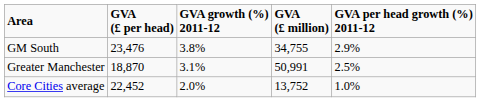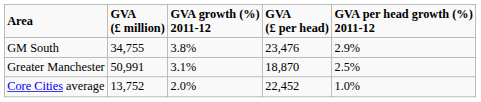columns swapped: (302, 21) <-> (142, 21)
